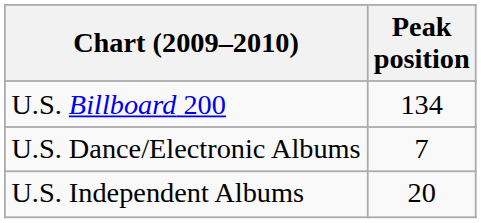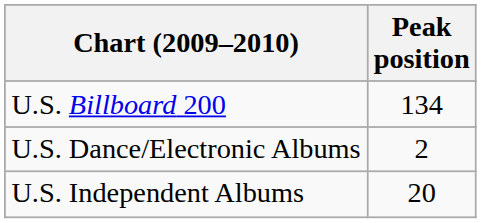(422, 148) 7 -> (422, 148) 2
